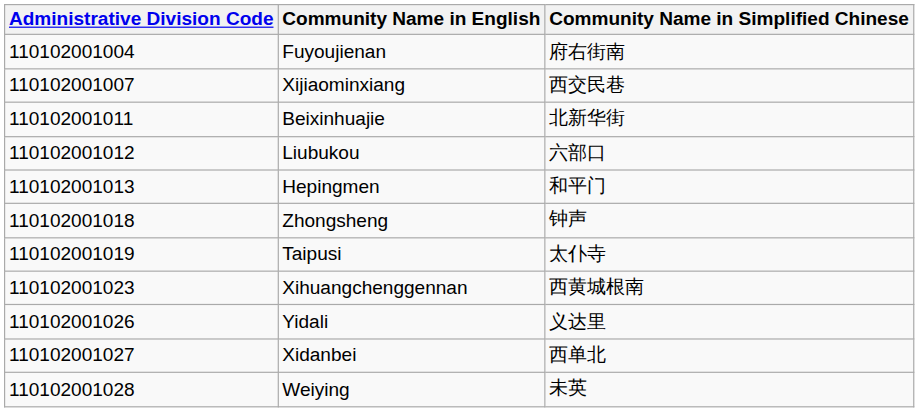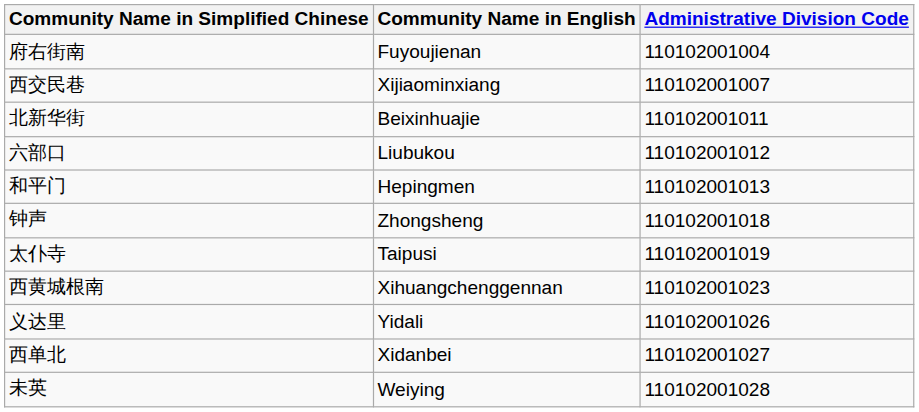columns swapped: (141, 19) <-> (729, 19)
